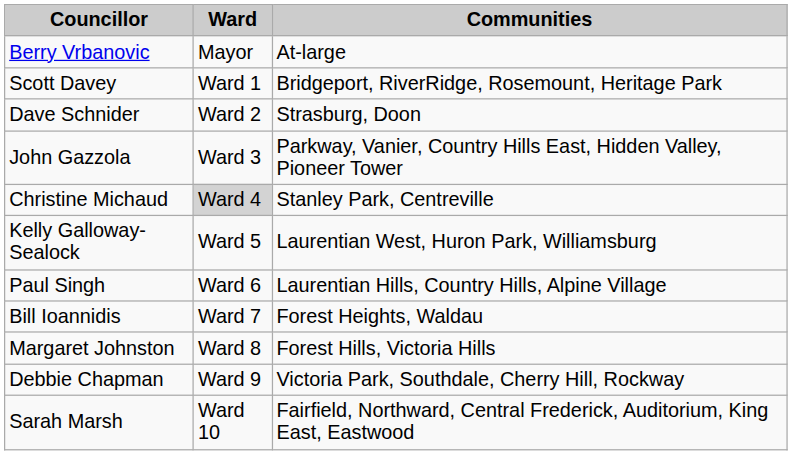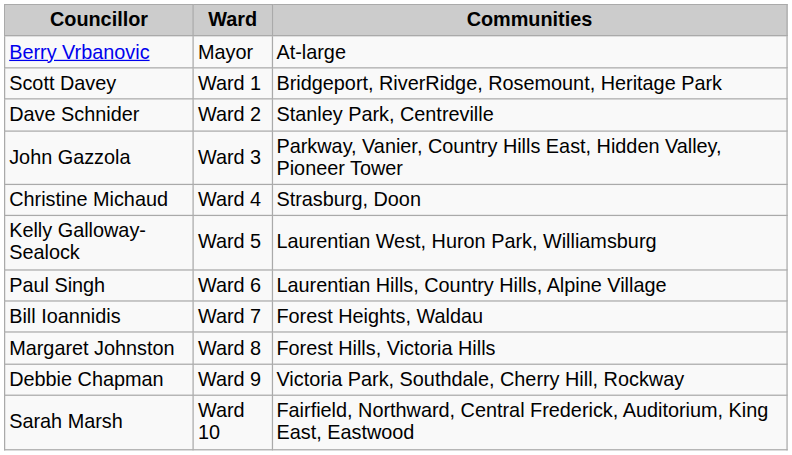(349, 114) Strasburg, Doon -> (385, 114) Stanley Park, Centreville
(230, 199) lightgrey background -> (230, 199) no background
(385, 199) Stanley Park, Centreville -> (349, 199) Strasburg, Doon
